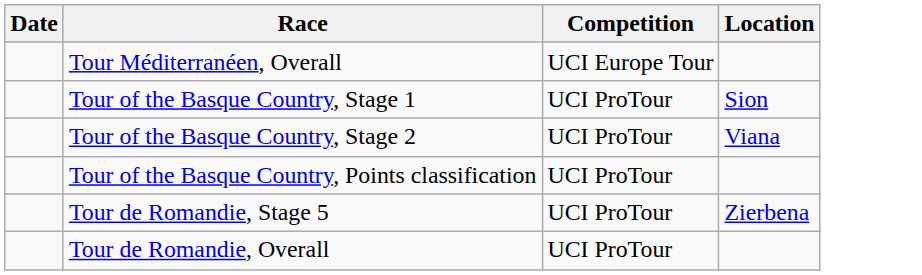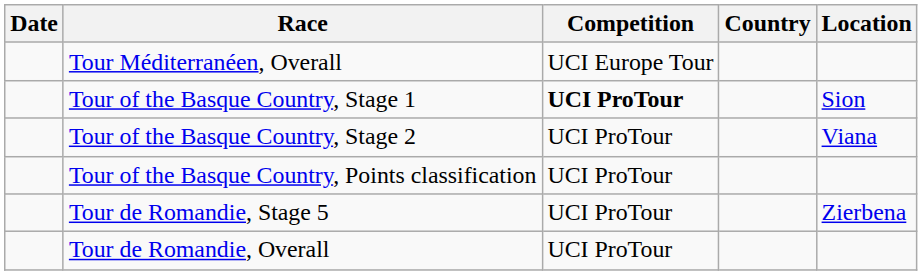+ column: (768, 23)
(610, 99) normal -> (615, 99) bold
